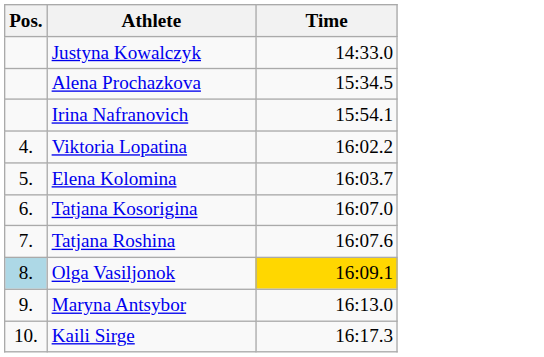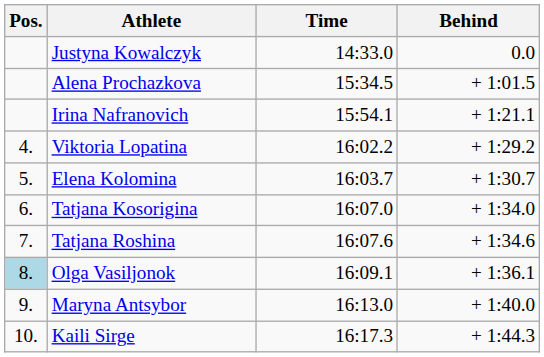+ column: (469, 20)
(364, 273) gold background -> (364, 273) no background
